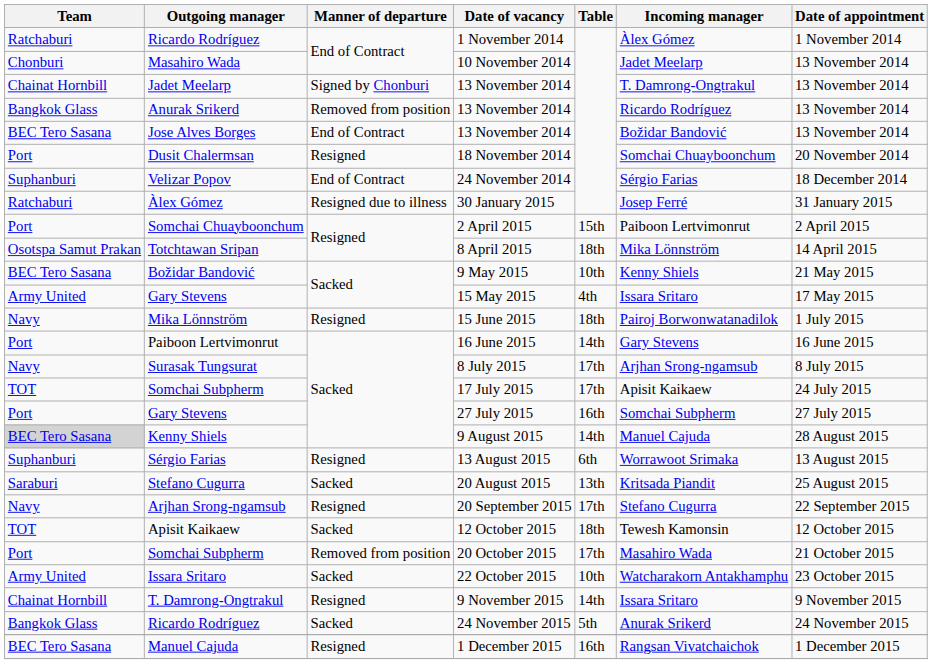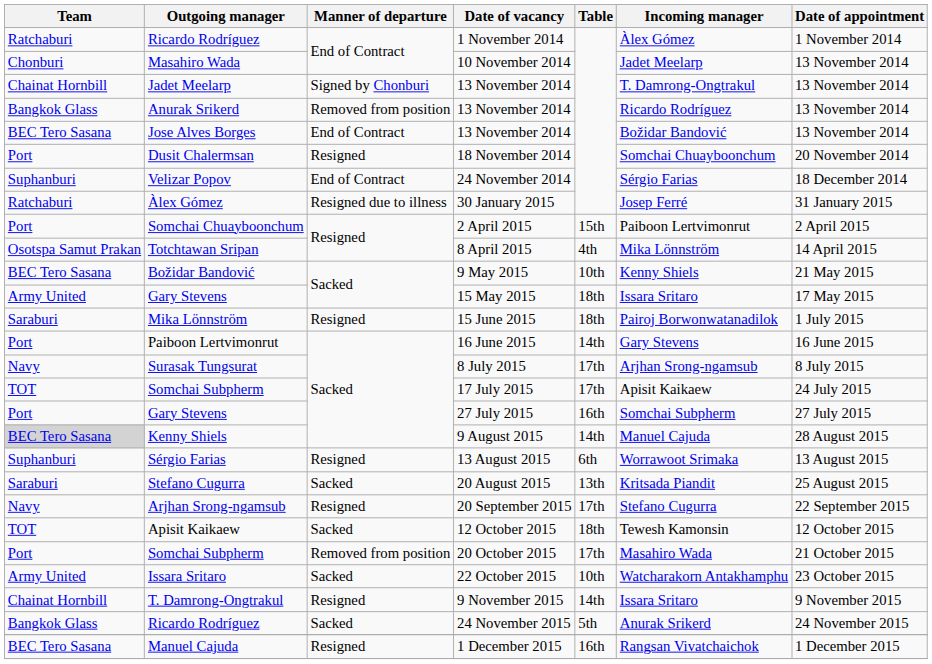(591, 249) 18th -> (588, 249) 4th
(588, 296) 4th -> (591, 296) 18th
(24, 319) Navy -> (33, 319) Saraburi
